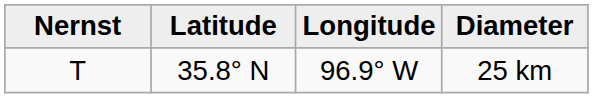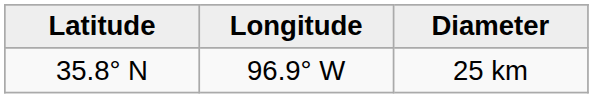- column: (78, 26)
